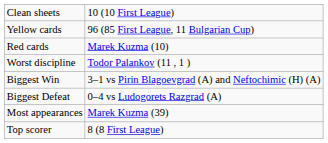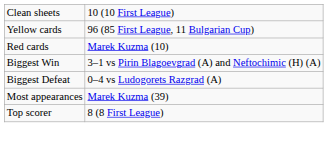- row: (41, 63)
